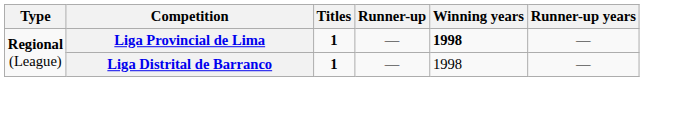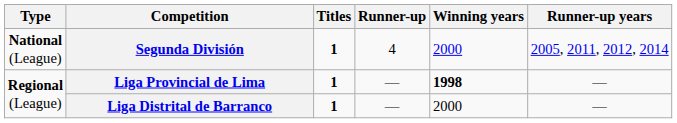+ row: (190, 49)
(448, 64) 1998 -> (448, 106) 2000
